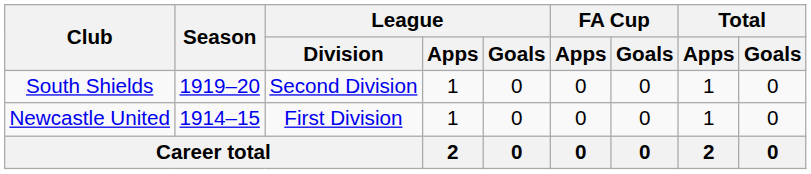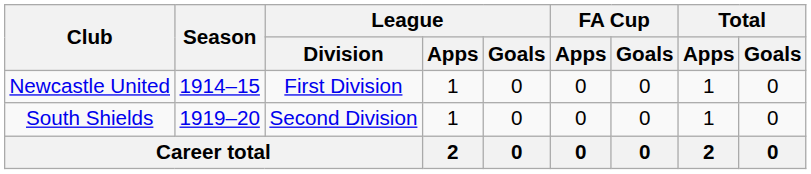rows swapped: (90, 119) <-> (90, 86)
